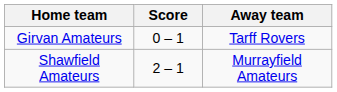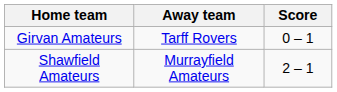columns swapped: (168, 15) <-> (267, 15)
